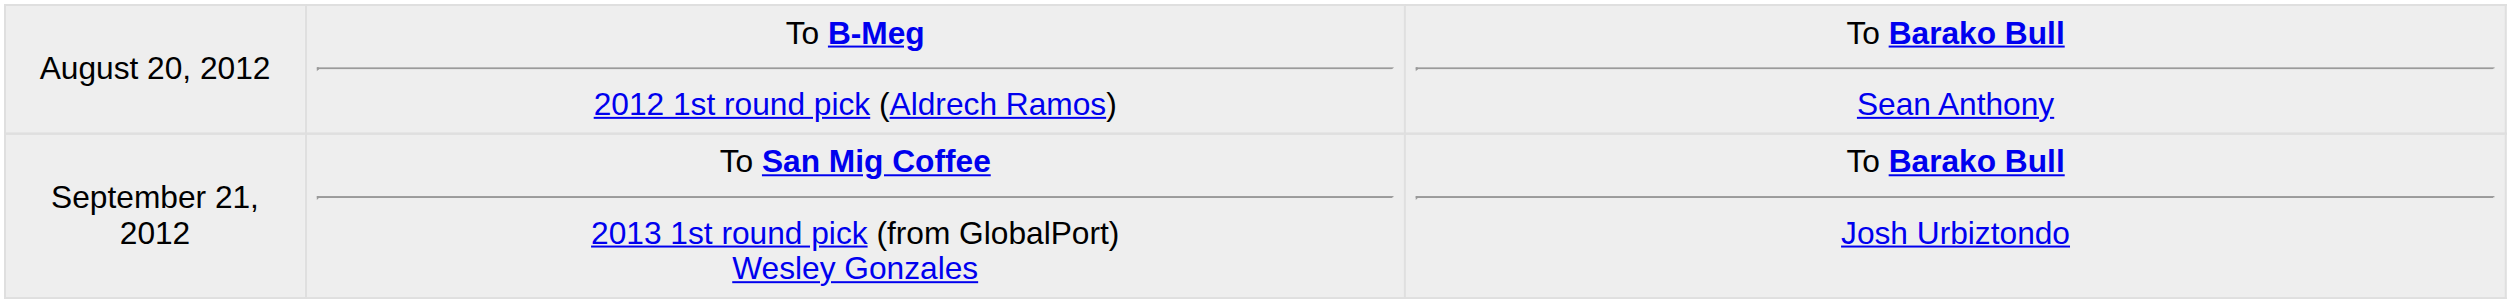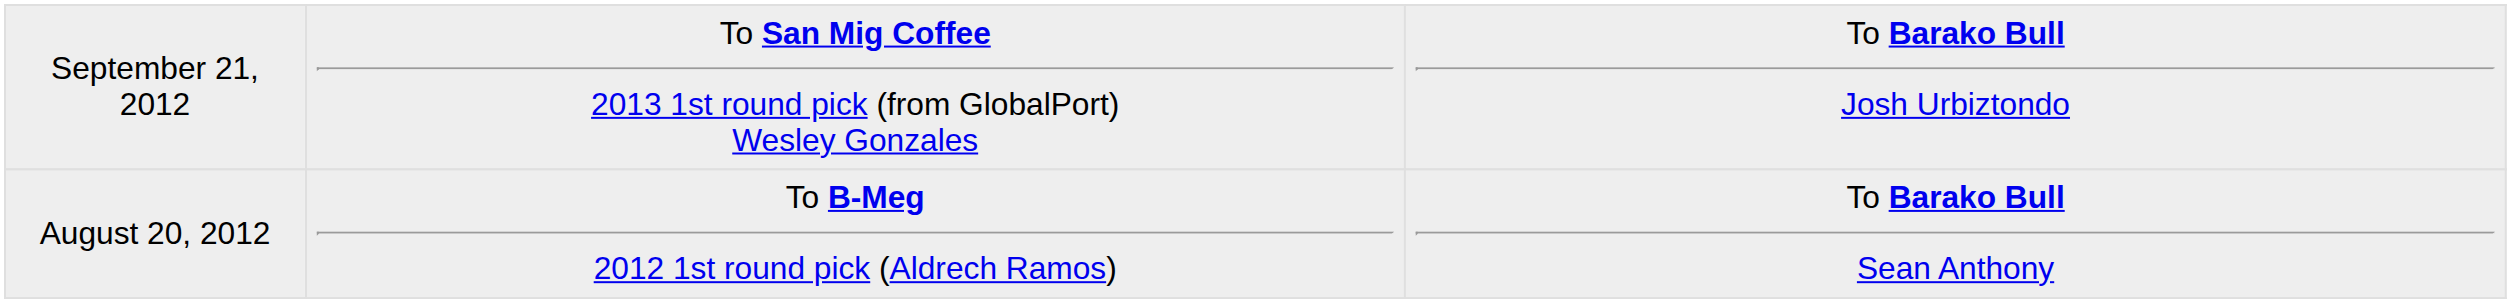rows swapped: (155, 68) <-> (155, 215)
